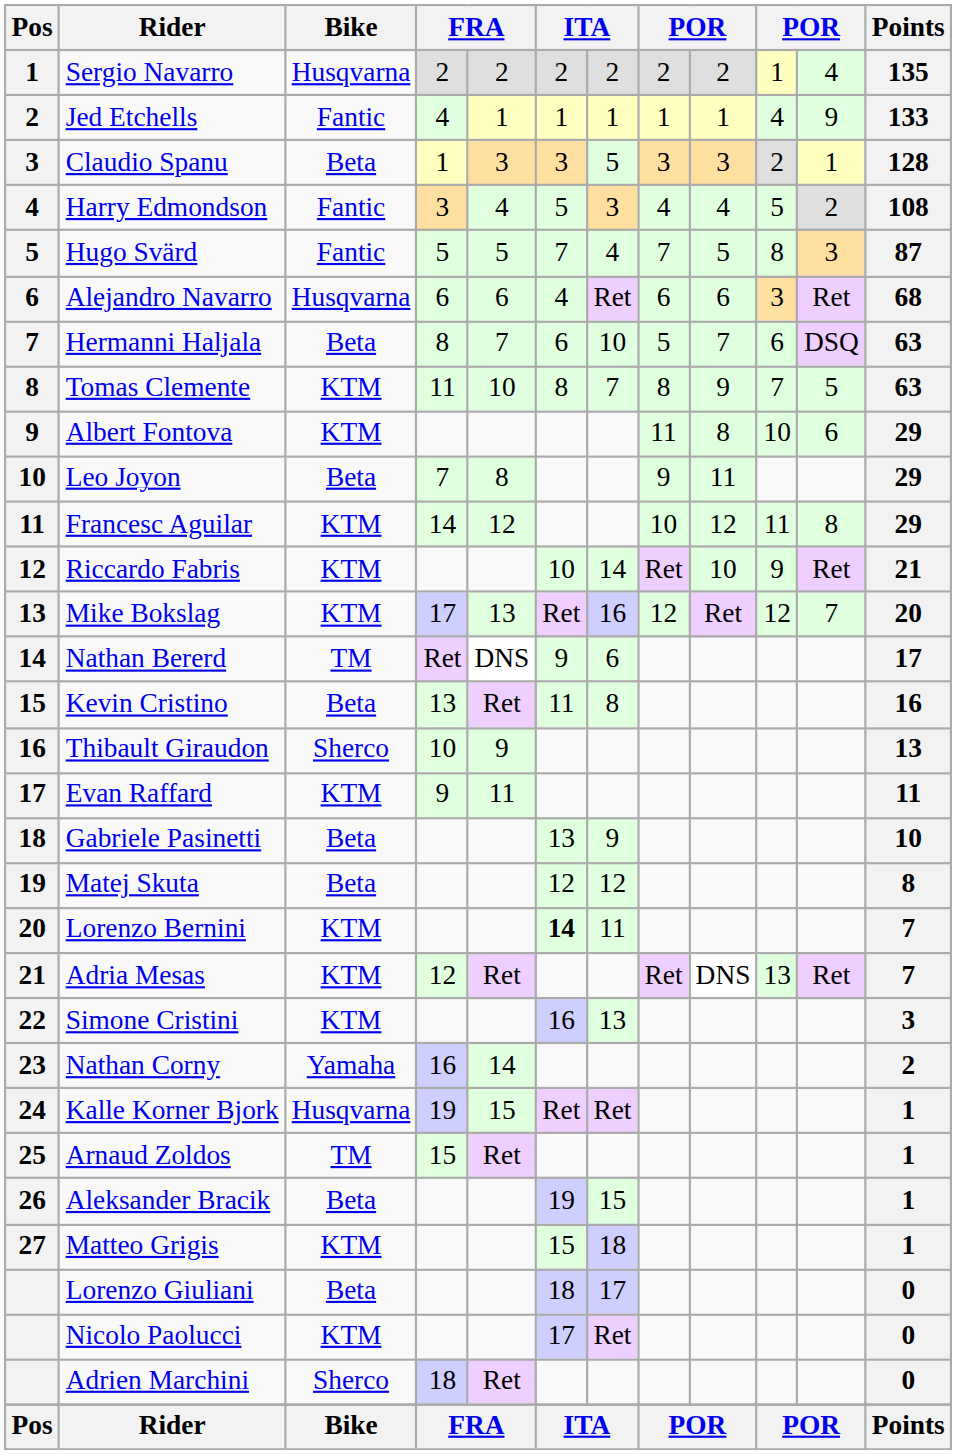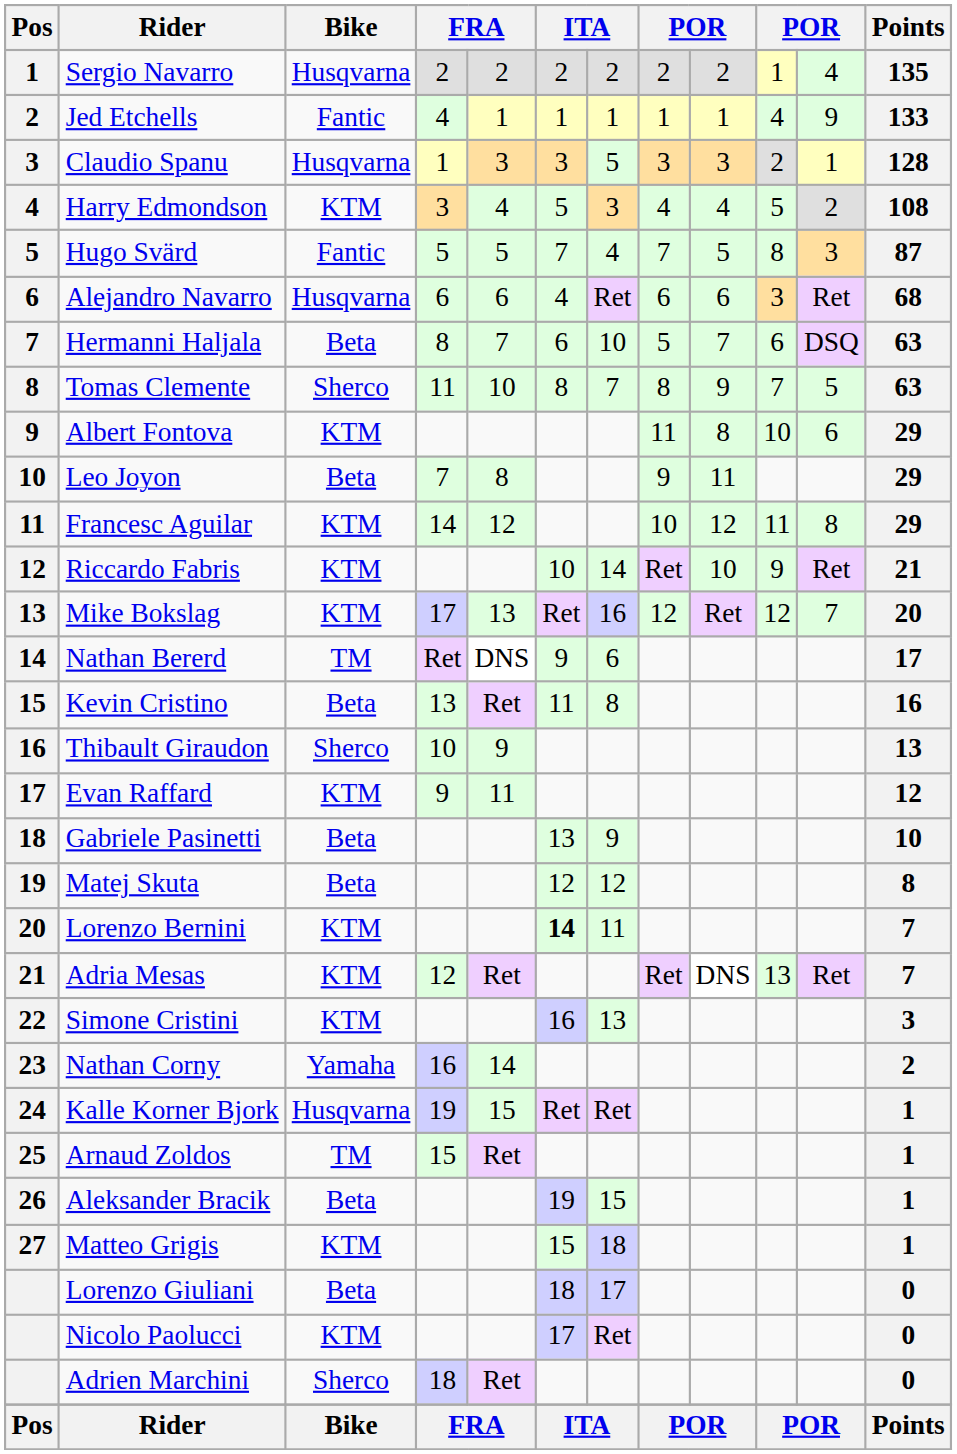(351, 162) Beta -> (351, 162) Husqvarna
(351, 207) Fantic -> (351, 207) KTM
(351, 387) KTM -> (351, 387) Sherco
(908, 794) 11 -> (908, 794) 12
